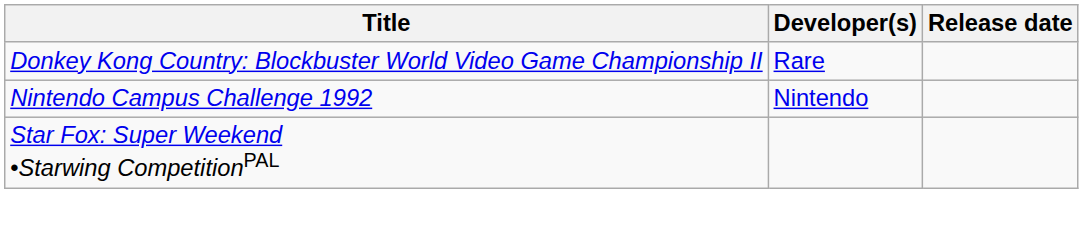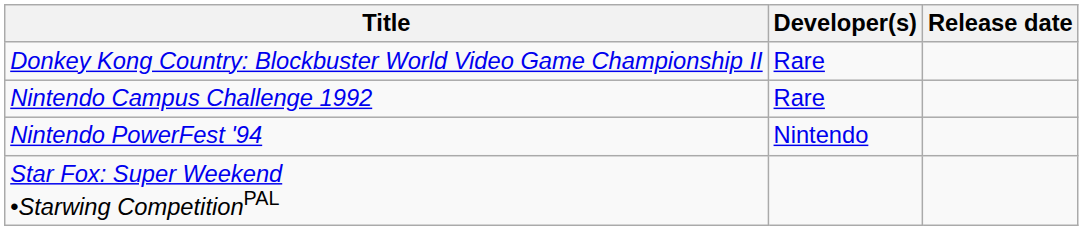(821, 98) Nintendo -> (799, 98) Rare
+ row: (136, 135)
